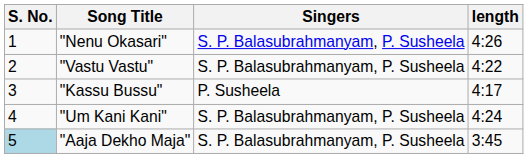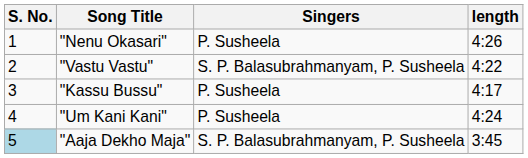(331, 41) S. P. Balasubrahmanyam, P. Susheela -> (239, 41) P. Susheela
(331, 116) S. P. Balasubrahmanyam, P. Susheela -> (239, 116) P. Susheela
